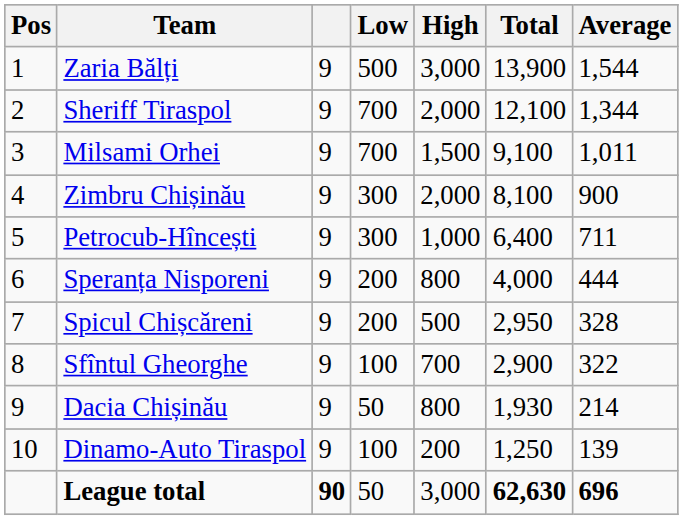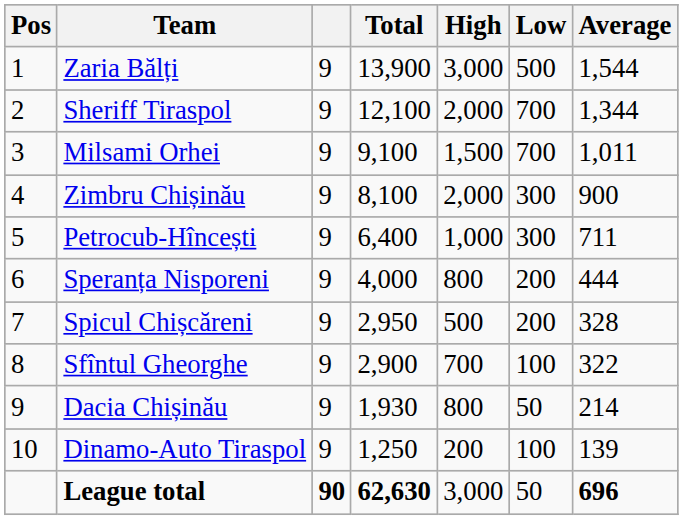columns swapped: (529, 25) <-> (383, 25)
